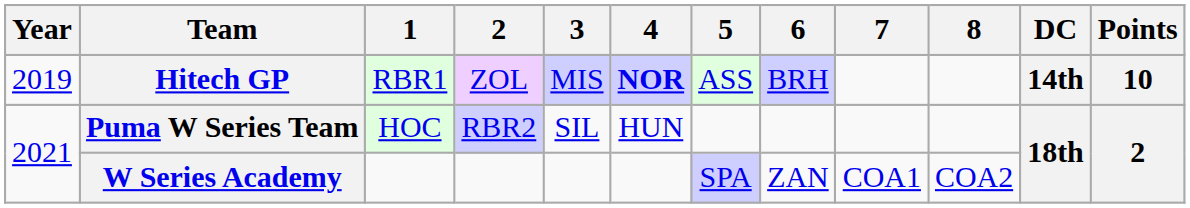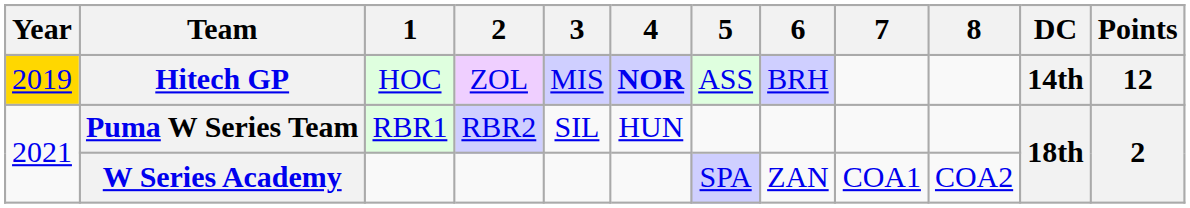(42, 78) no background -> (42, 78) gold background
(410, 78) RBR1 -> (410, 78) HOC
(1138, 78) 10 -> (1138, 78) 12
(410, 128) HOC -> (410, 128) RBR1
